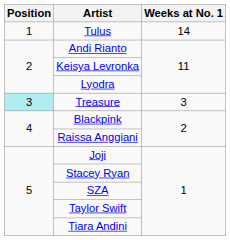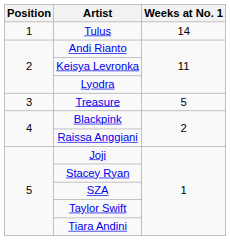(29, 102) paleturquoise background -> (29, 102) no background
(184, 102) 3 -> (184, 102) 5
